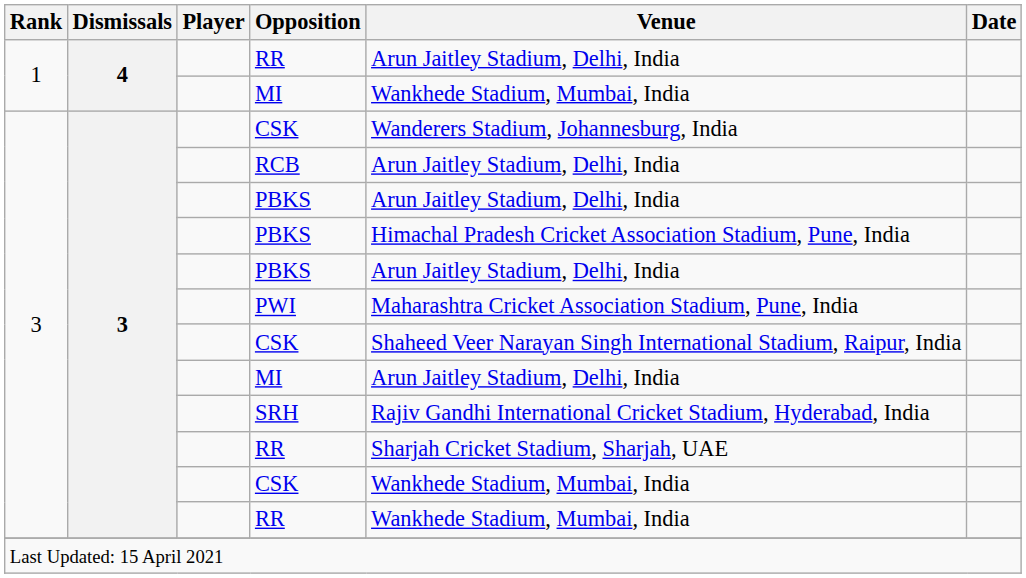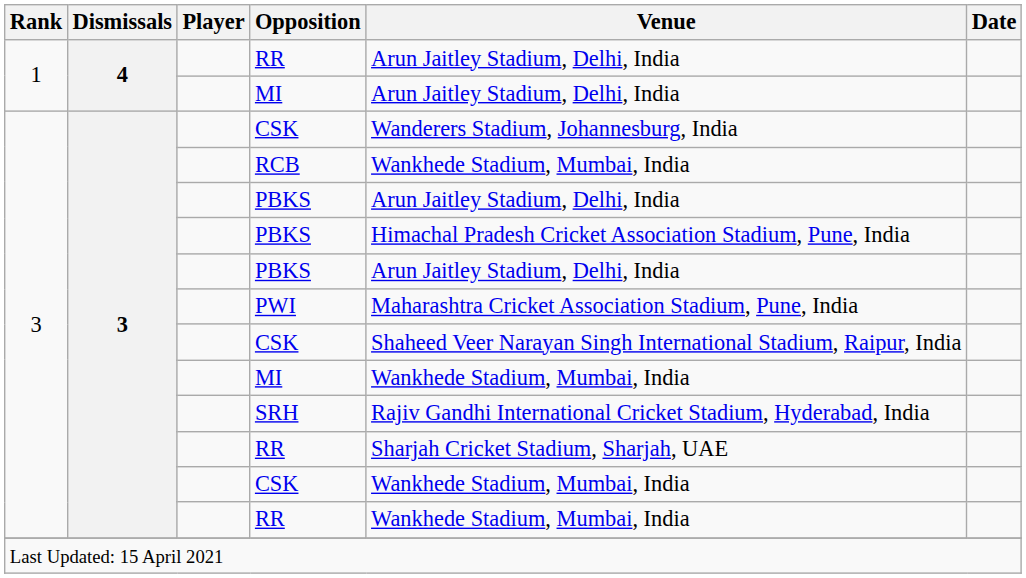(530, 93) Wankhede Stadium, Mumbai, India -> (525, 93) Arun Jaitley Stadium, Delhi, India
(525, 164) Arun Jaitley Stadium, Delhi, India -> (530, 164) Wankhede Stadium, Mumbai, India
(525, 377) Arun Jaitley Stadium, Delhi, India -> (530, 377) Wankhede Stadium, Mumbai, India
